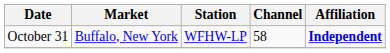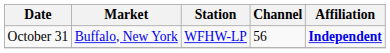(260, 36) 58 -> (260, 36) 56
